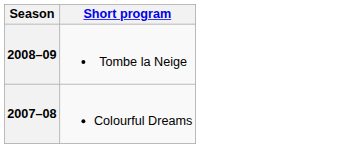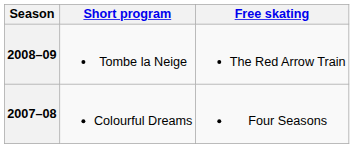+ column: (272, 14)
